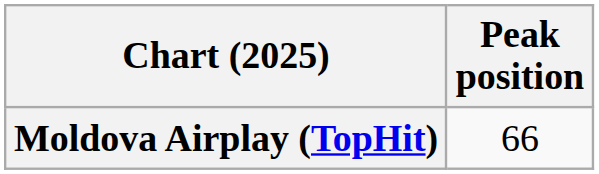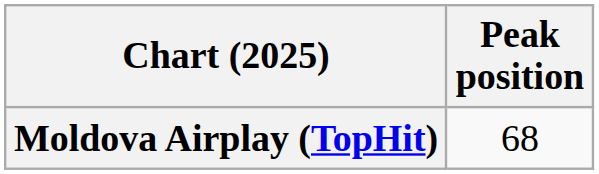(520, 137) 66 -> (520, 137) 68
